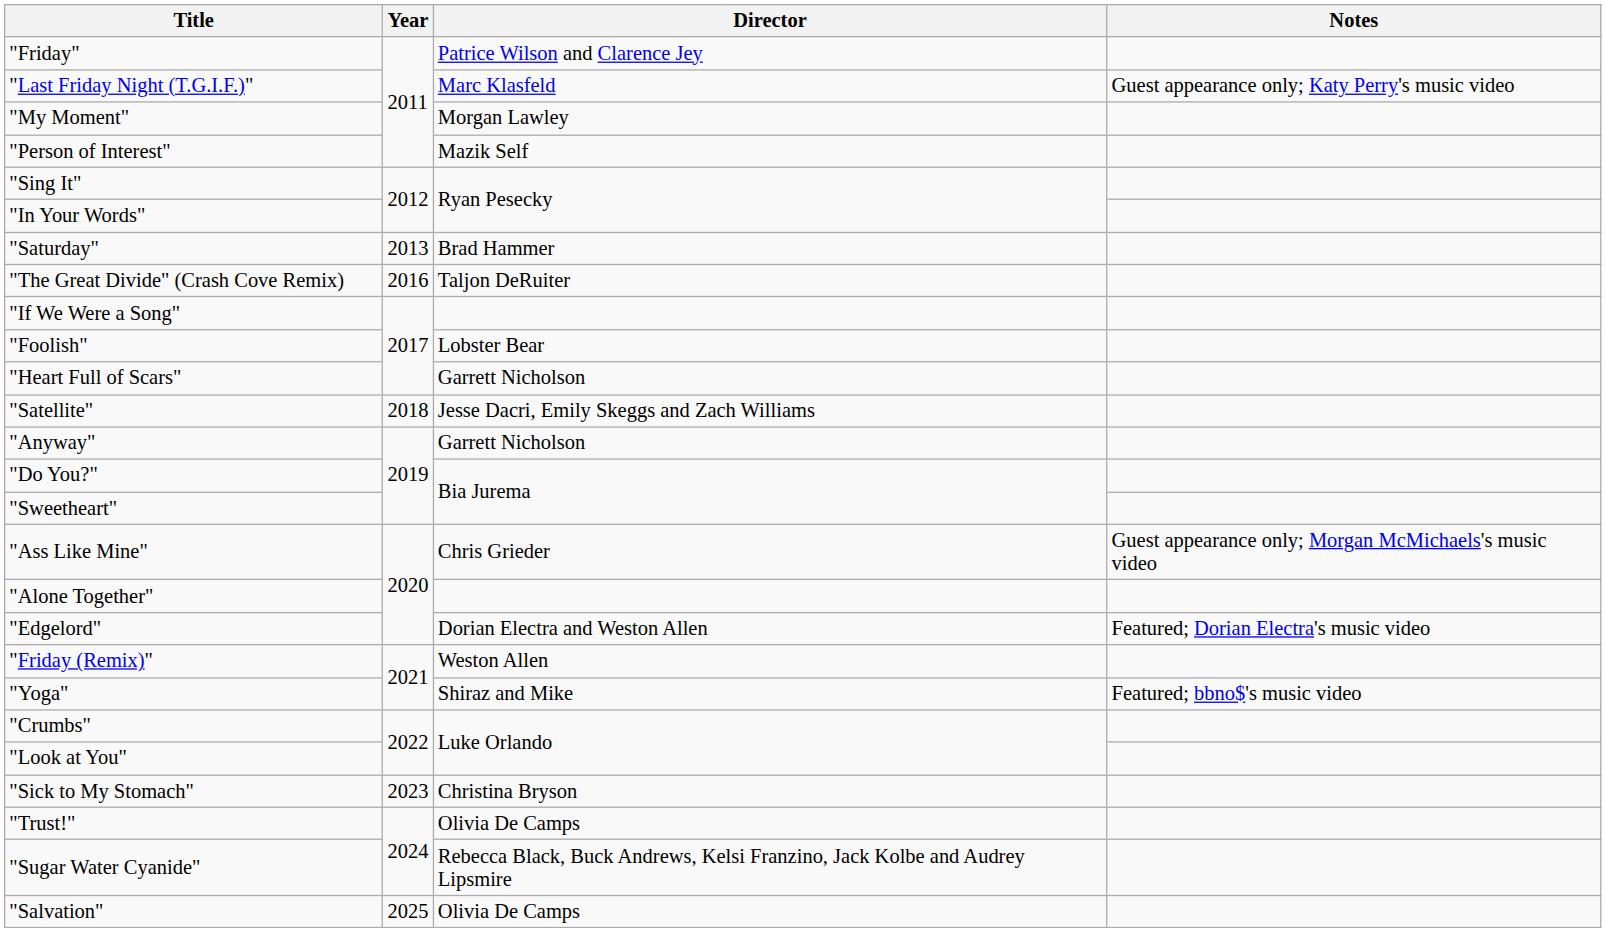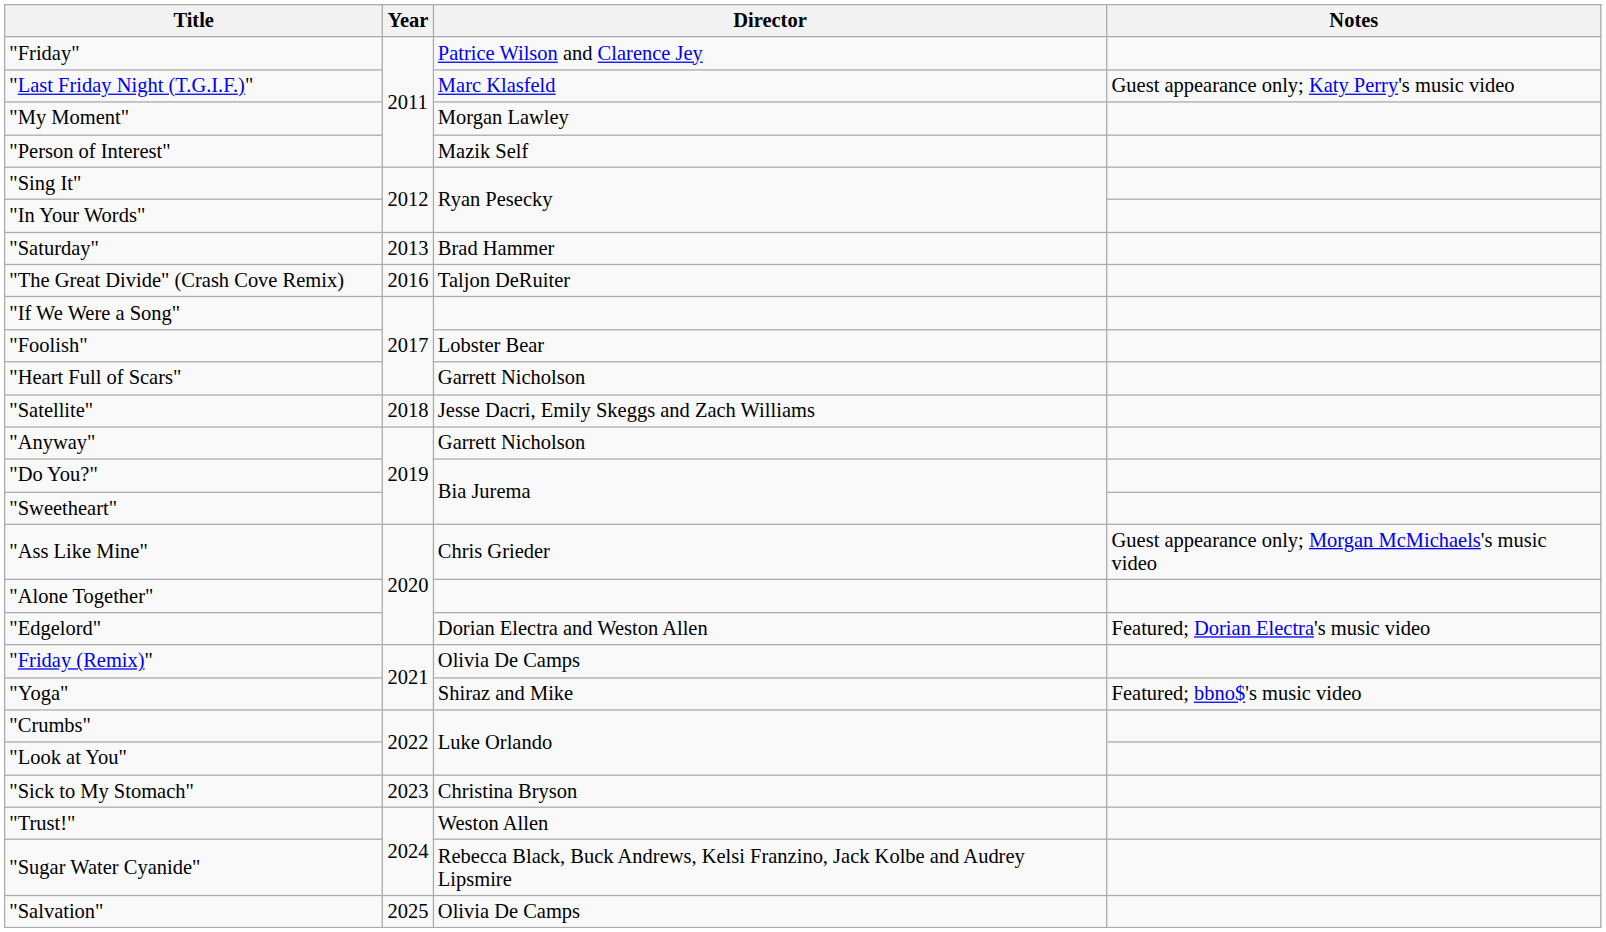(493, 660) Weston Allen -> (509, 660) Olivia De Camps
(509, 823) Olivia De Camps -> (493, 823) Weston Allen
